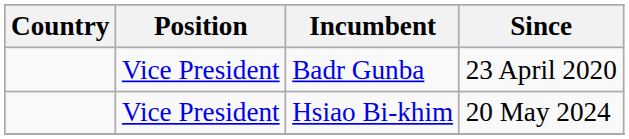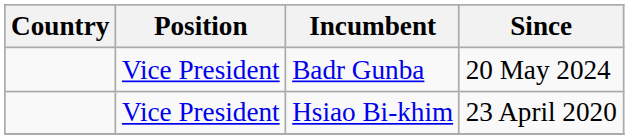(541, 69) 23 April 2020 -> (538, 69) 20 May 2024
(538, 112) 20 May 2024 -> (541, 112) 23 April 2020
